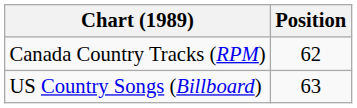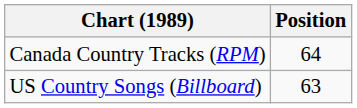(311, 53) 62 -> (311, 53) 64
